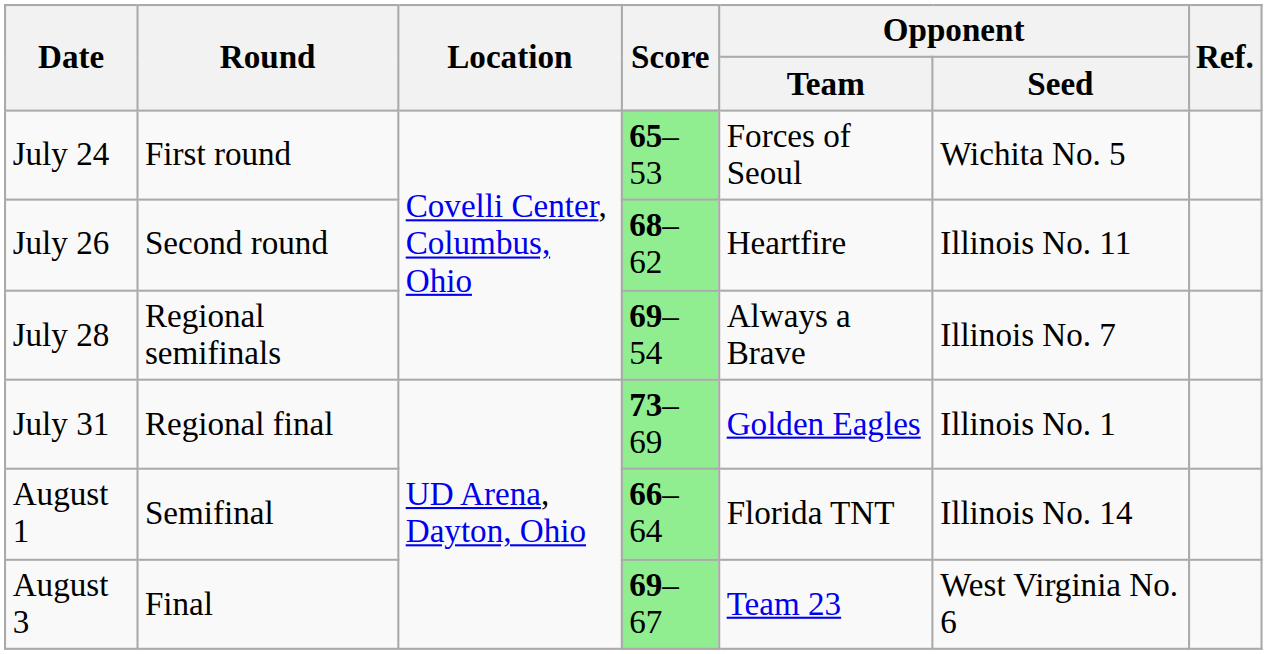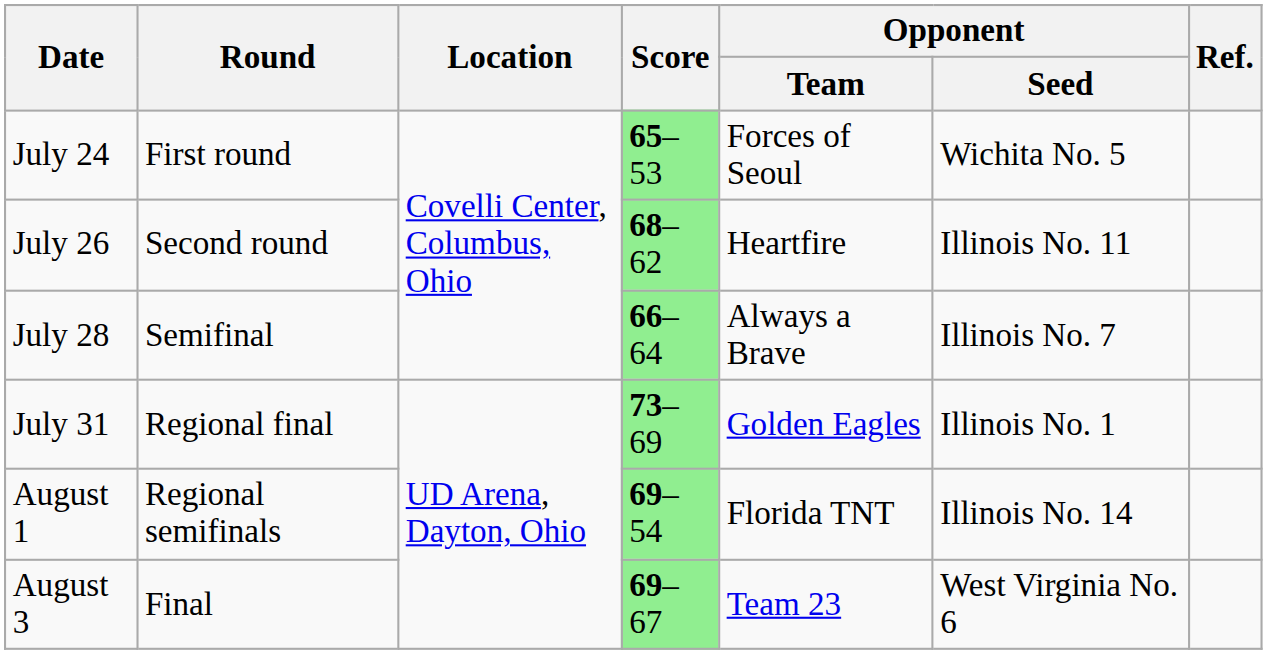(213, 334) Regional semifinals -> (209, 334) Semifinal
(654, 334) 69–54 -> (654, 334) 66–64
(209, 513) Semifinal -> (213, 513) Regional semifinals
(654, 513) 66–64 -> (654, 513) 69–54
